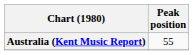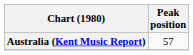(168, 41) 55 -> (168, 41) 57
